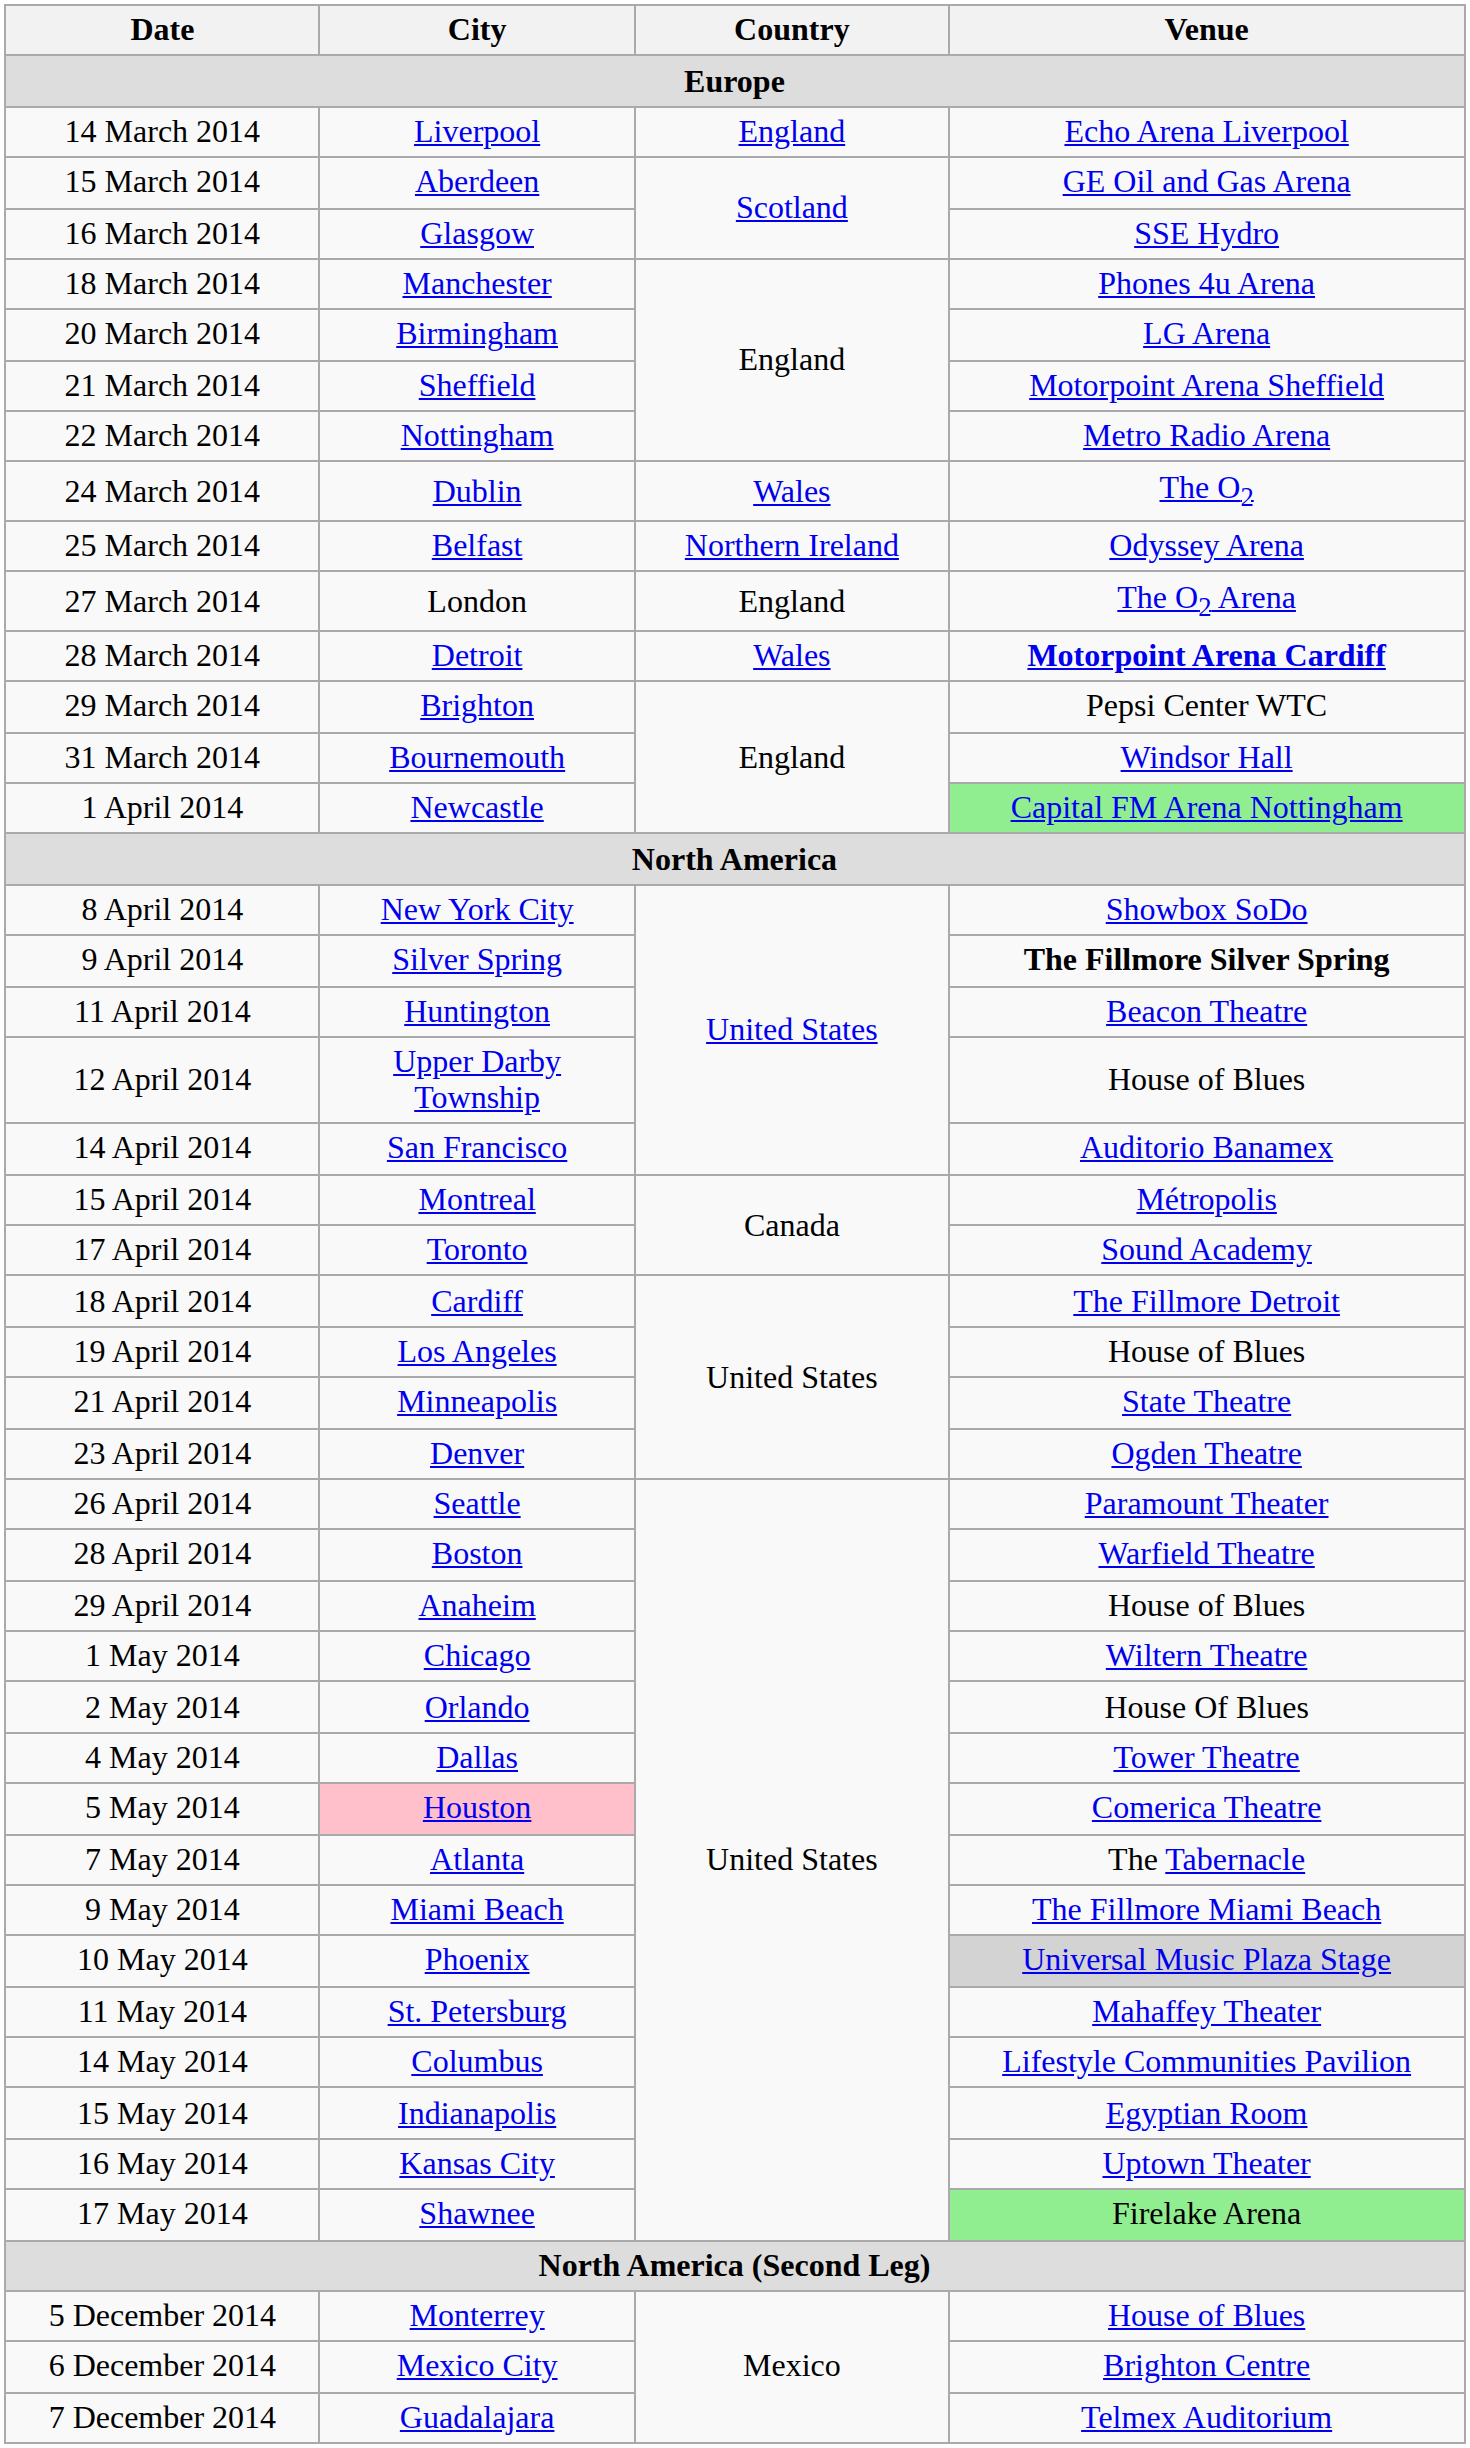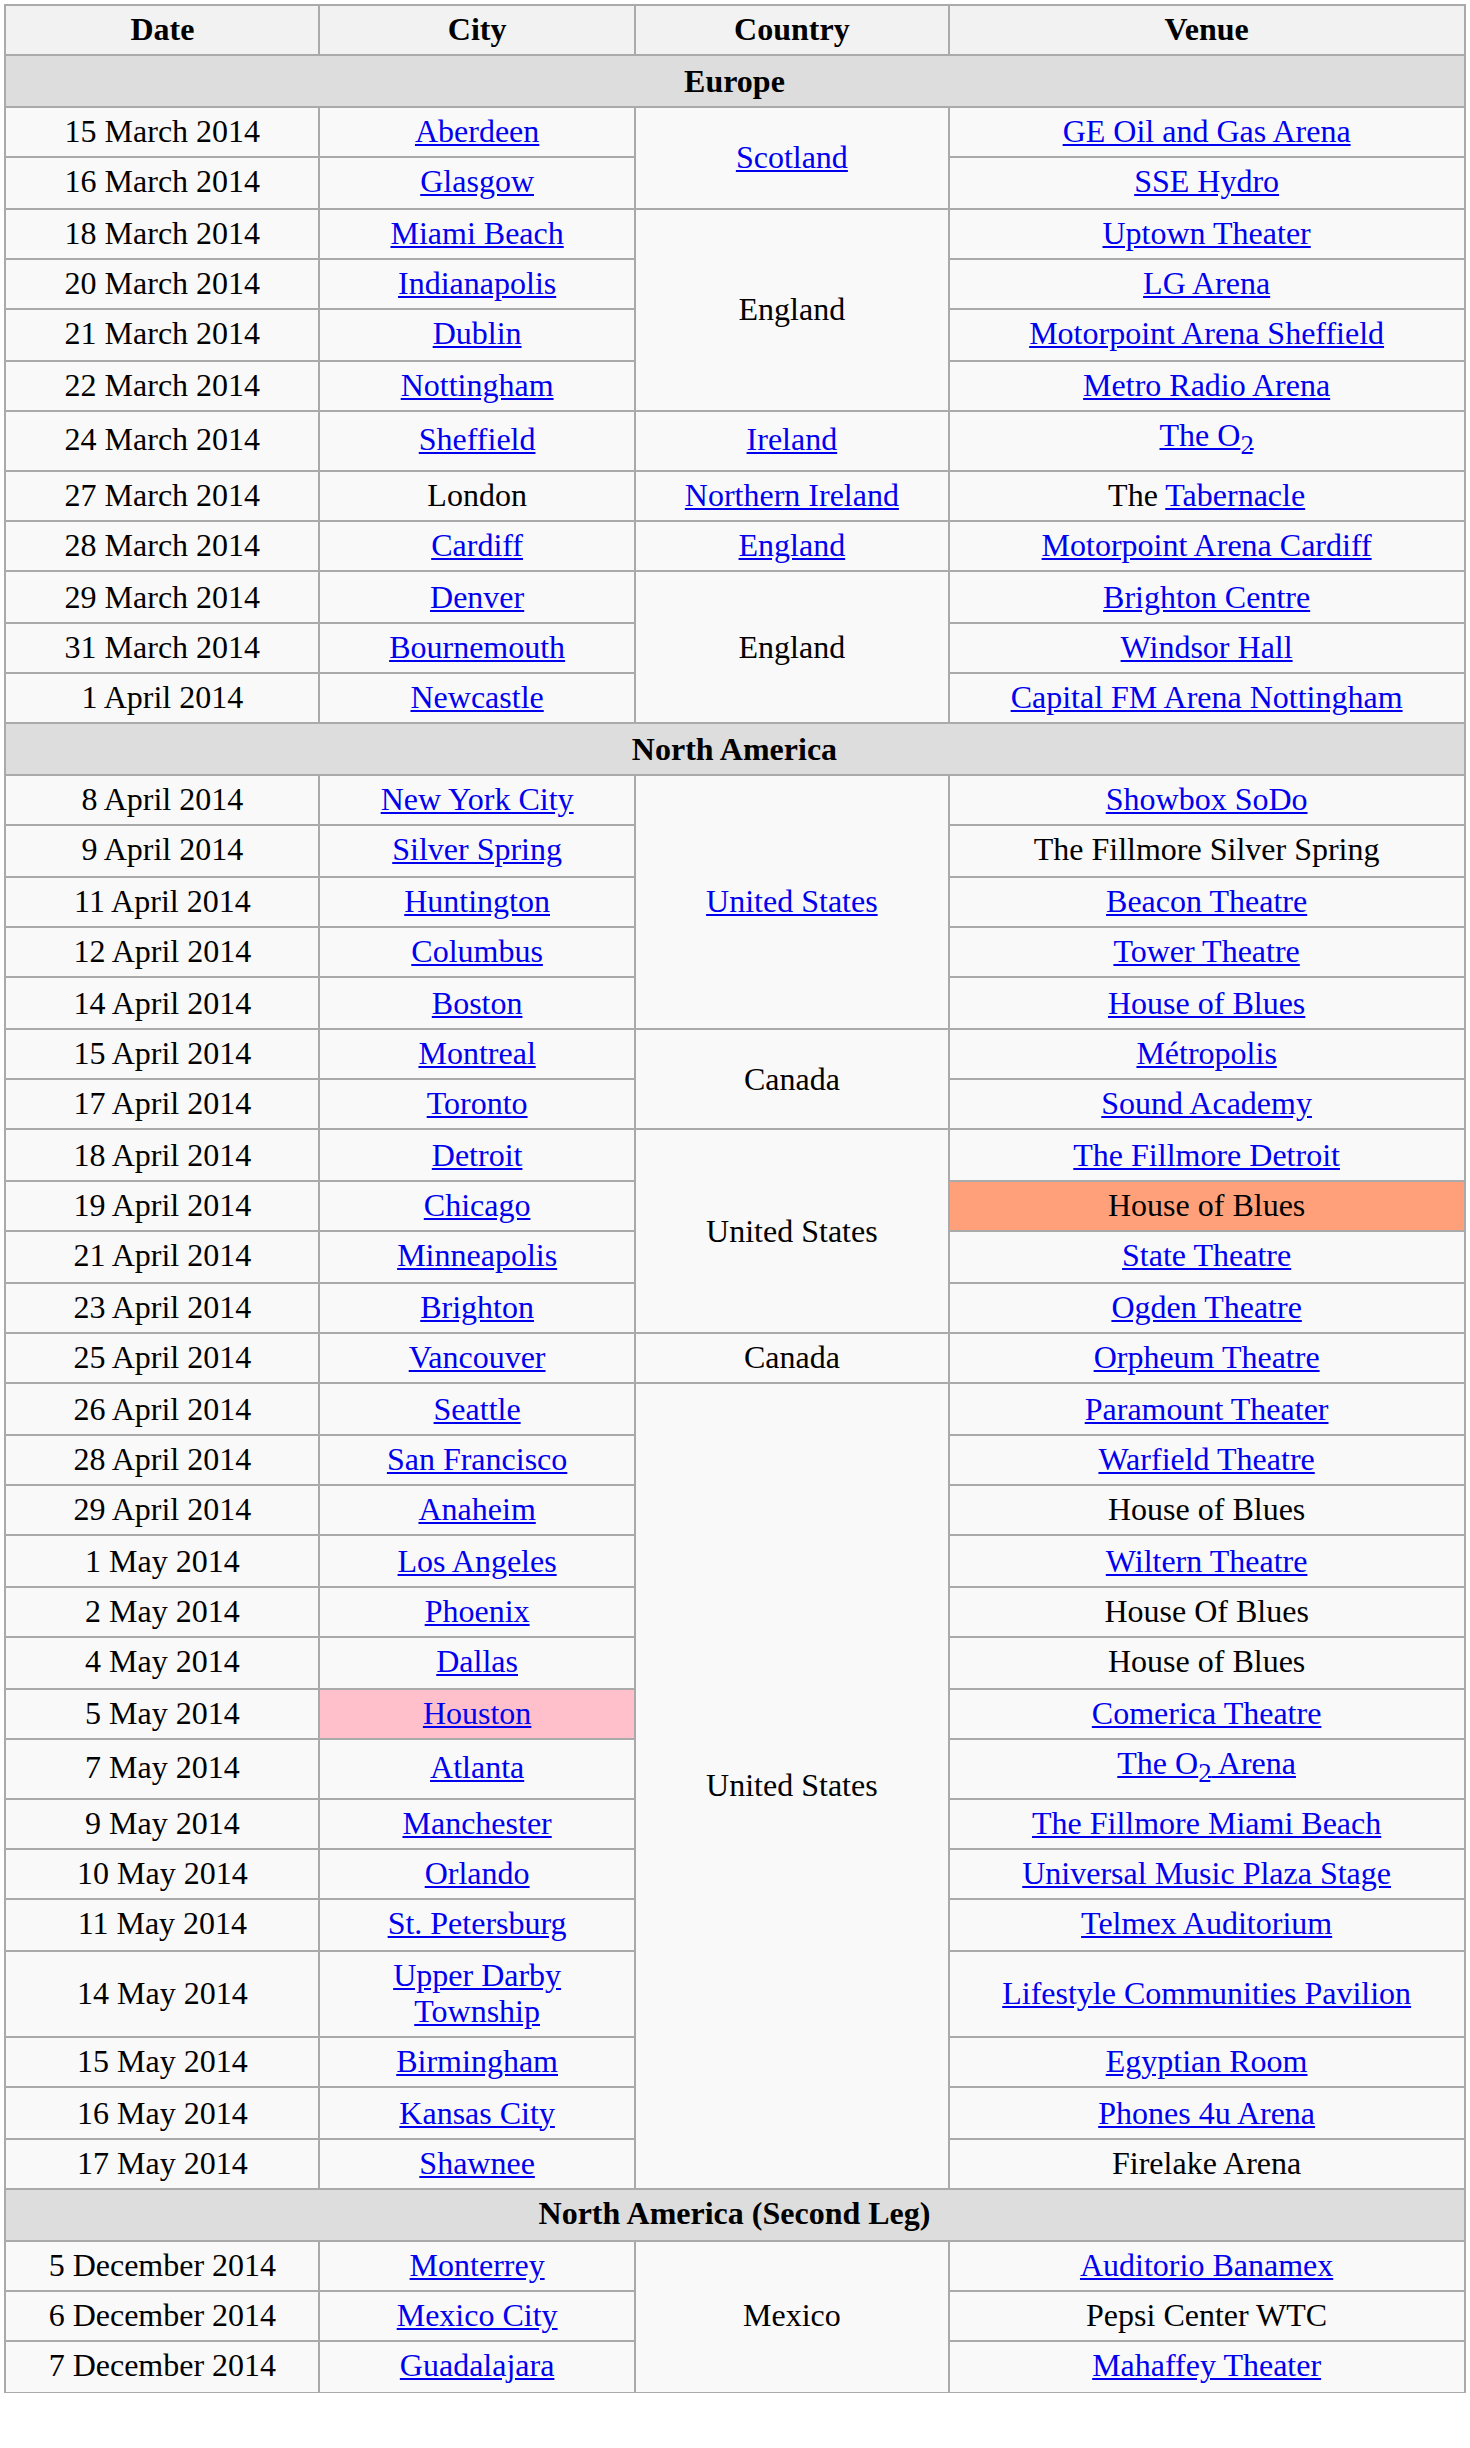- row: (162, 131)
(477, 283) Manchester -> (477, 232) Miami Beach
(1207, 283) Phones 4u Arena -> (1207, 232) Uptown Theater
(477, 334) Birmingham -> (477, 283) Indianapolis
(477, 385) Sheffield -> (477, 334) Dublin
(477, 490) Dublin -> (477, 440) Sheffield
(792, 490) Wales -> (792, 440) Ireland
- row: (162, 545)
(792, 600) England -> (792, 494) Northern Ireland
(1207, 600) The O2 Arena -> (1207, 494) The Tabernacle
(477, 655) Detroit -> (477, 545) Cardiff
(792, 655) Wales -> (792, 545) England
(1207, 655) bold -> (1207, 545) normal
(477, 706) Brighton -> (477, 596) Denver
(1207, 706) Pepsi Center WTC -> (1207, 596) Brighton Centre
(1207, 807) lightgreen background -> (1207, 698) no background
(1207, 960) bold -> (1207, 850) normal
(477, 1079) Upper Darby Township -> (477, 951) Columbus
(1207, 1079) House of Blues -> (1207, 951) Tower Theatre
(477, 1148) San Francisco -> (477, 1002) Boston
(1207, 1148) Auditorio Banamex -> (1207, 1002) House of Blues
(477, 1300) Cardiff -> (477, 1154) Detroit
(477, 1351) Los Angeles -> (477, 1205) Chicago
(1207, 1351) no background -> (1207, 1205) lightsalmon background
(477, 1452) Denver -> (477, 1306) Brighton
+ row: (162, 1357)
(477, 1554) Boston -> (477, 1459) San Francisco
(477, 1655) Chicago -> (477, 1560) Los Angeles
(477, 1706) Orlando -> (477, 1611) Phoenix
(1207, 1757) Tower Theatre -> (1207, 1662) House of Blues
(1207, 1858) The Tabernacle -> (1207, 1767) The O2 Arena
(477, 1909) Miami Beach -> (477, 1822) Manchester
(477, 1960) Phoenix -> (477, 1873) Orlando
(1207, 1960) lightgrey background -> (1207, 1873) no background
(1207, 2011) Mahaffey Theater -> (1207, 1924) Telmex Auditorium
(477, 2061) Columbus -> (477, 1993) Upper Darby Township
(477, 2112) Indianapolis -> (477, 2061) Birmingham
(1207, 2163) Uptown Theater -> (1207, 2112) Phones 4u Arena
(1207, 2214) lightgreen background -> (1207, 2163) no background
(1207, 2315) House of Blues -> (1207, 2264) Auditorio Banamex
(1207, 2366) Brighton Centre -> (1207, 2315) Pepsi Center WTC
(1207, 2417) Telmex Auditorium -> (1207, 2366) Mahaffey Theater
